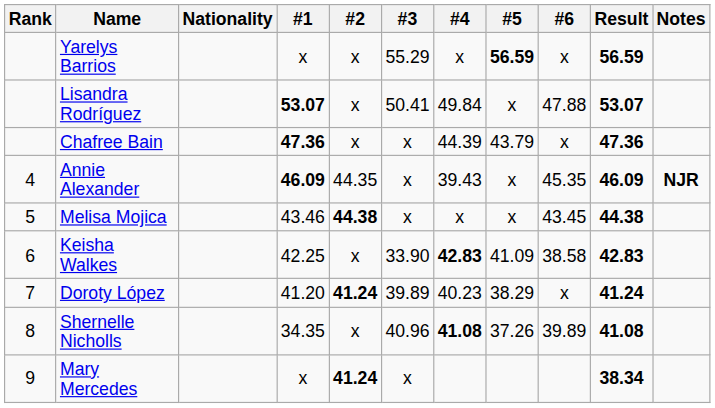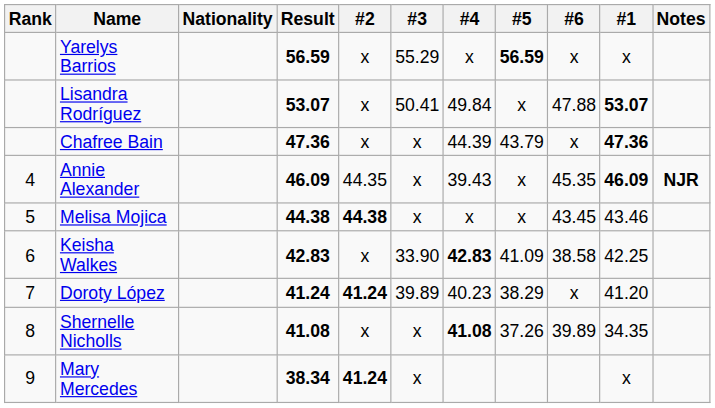columns swapped: (303, 19) <-> (621, 19)
(407, 331) 40.96 -> (417, 331) x
